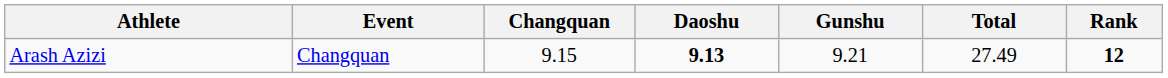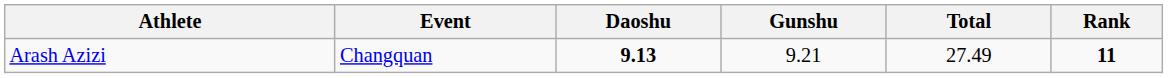- column: (559, 21)
(1114, 55) 12 -> (1107, 55) 11
